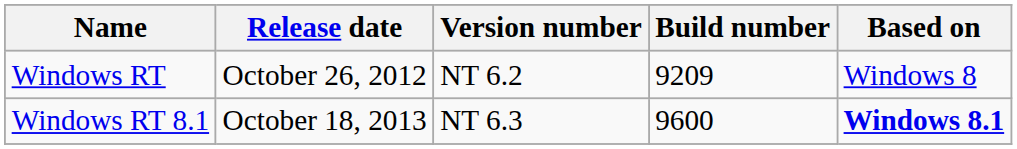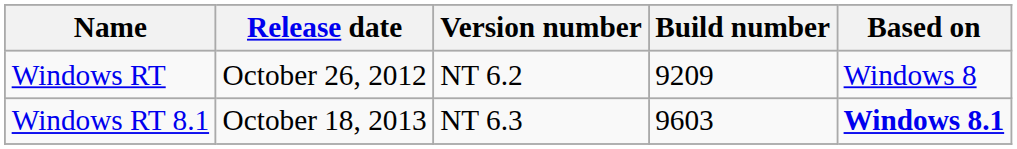(684, 120) 9600 -> (684, 120) 9603
